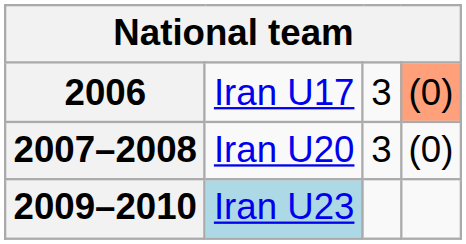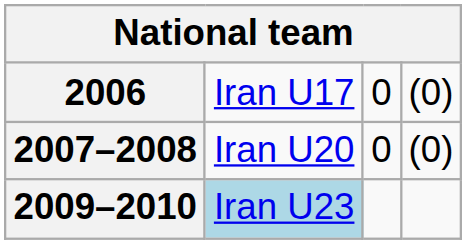(382, 91) 3 -> (382, 91) 0
(431, 91) lightsalmon background -> (431, 91) no background
(382, 149) 3 -> (382, 149) 0
